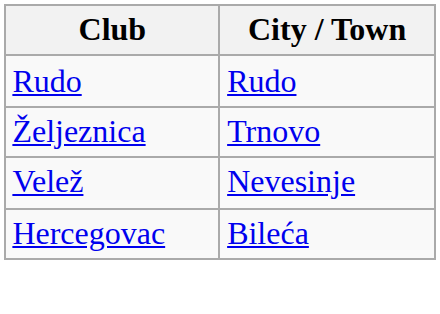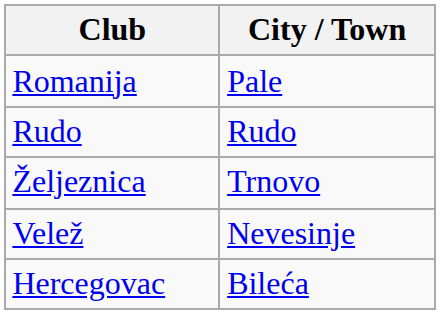+ row: (75, 80)
